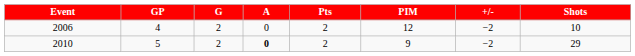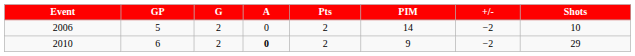(158, 28) 4 -> (158, 28) 5
(408, 28) 12 -> (408, 28) 14
(158, 43) 5 -> (158, 43) 6
